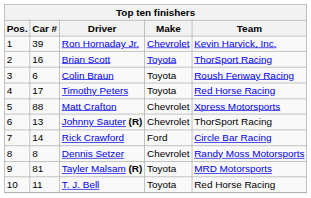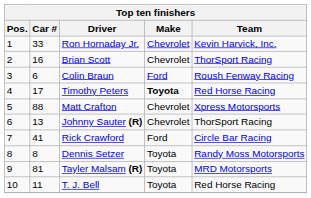(38, 44) 39 -> (38, 44) 33
(162, 60) Toyota -> (168, 60) Chevrolet
(162, 75) Toyota -> (157, 75) Ford
(162, 91) normal -> (163, 91) bold
(38, 138) 14 -> (38, 138) 41
(168, 154) Chevrolet -> (162, 154) Toyota
